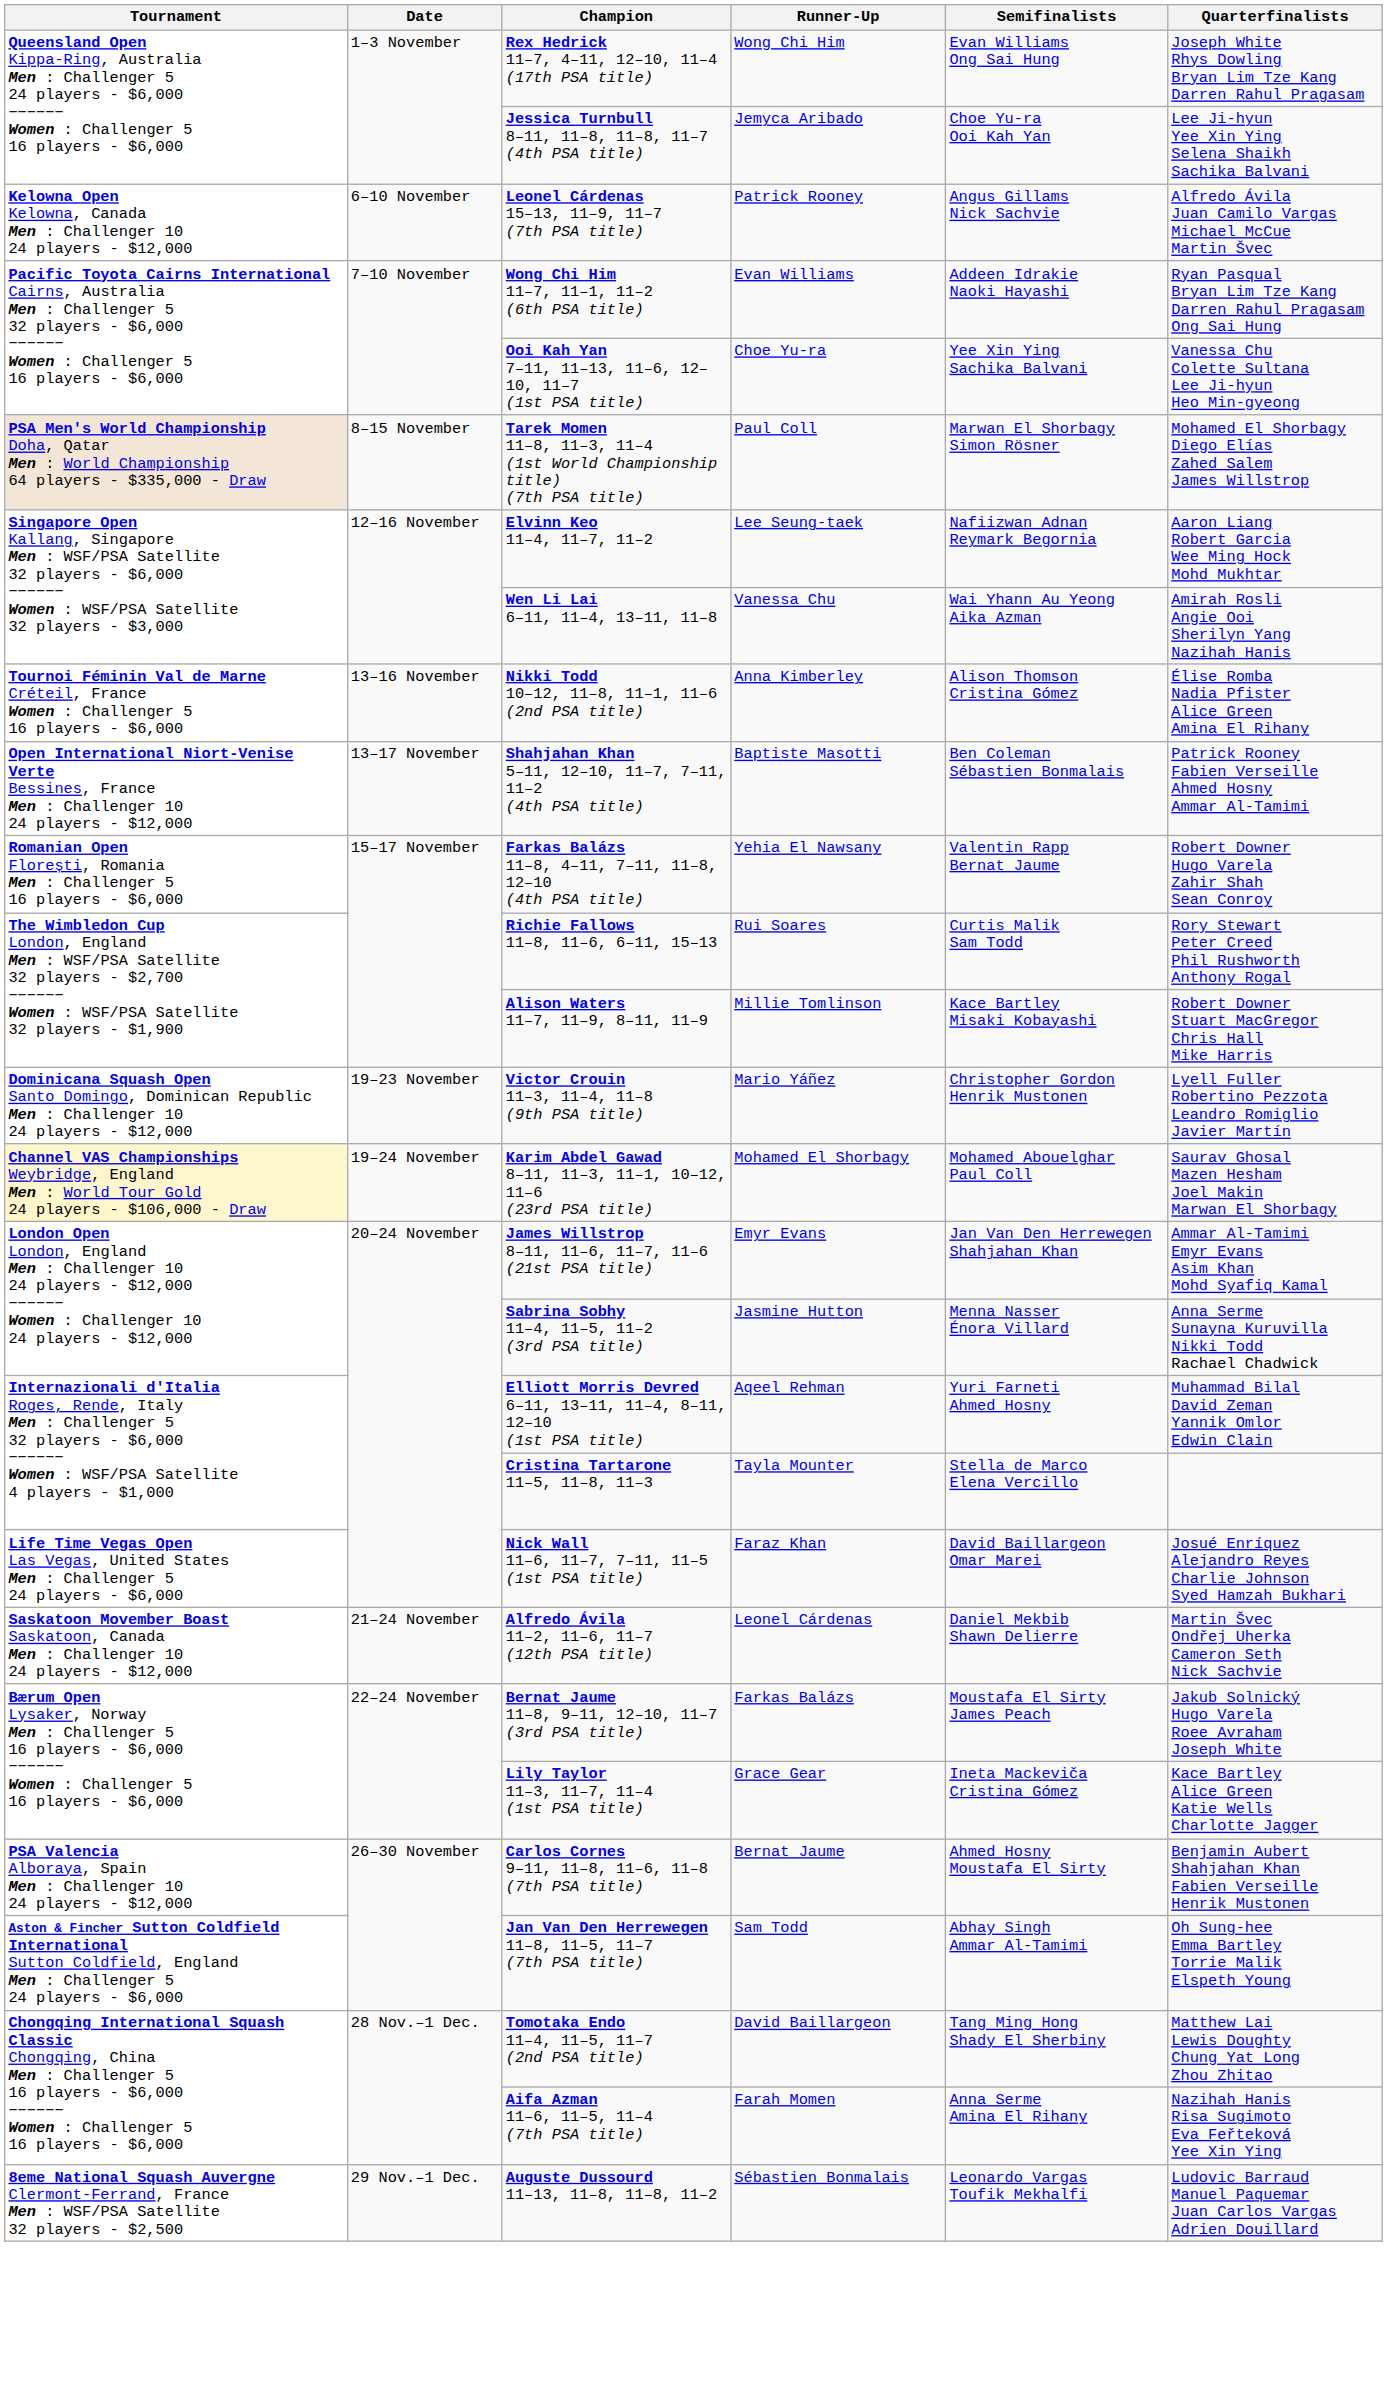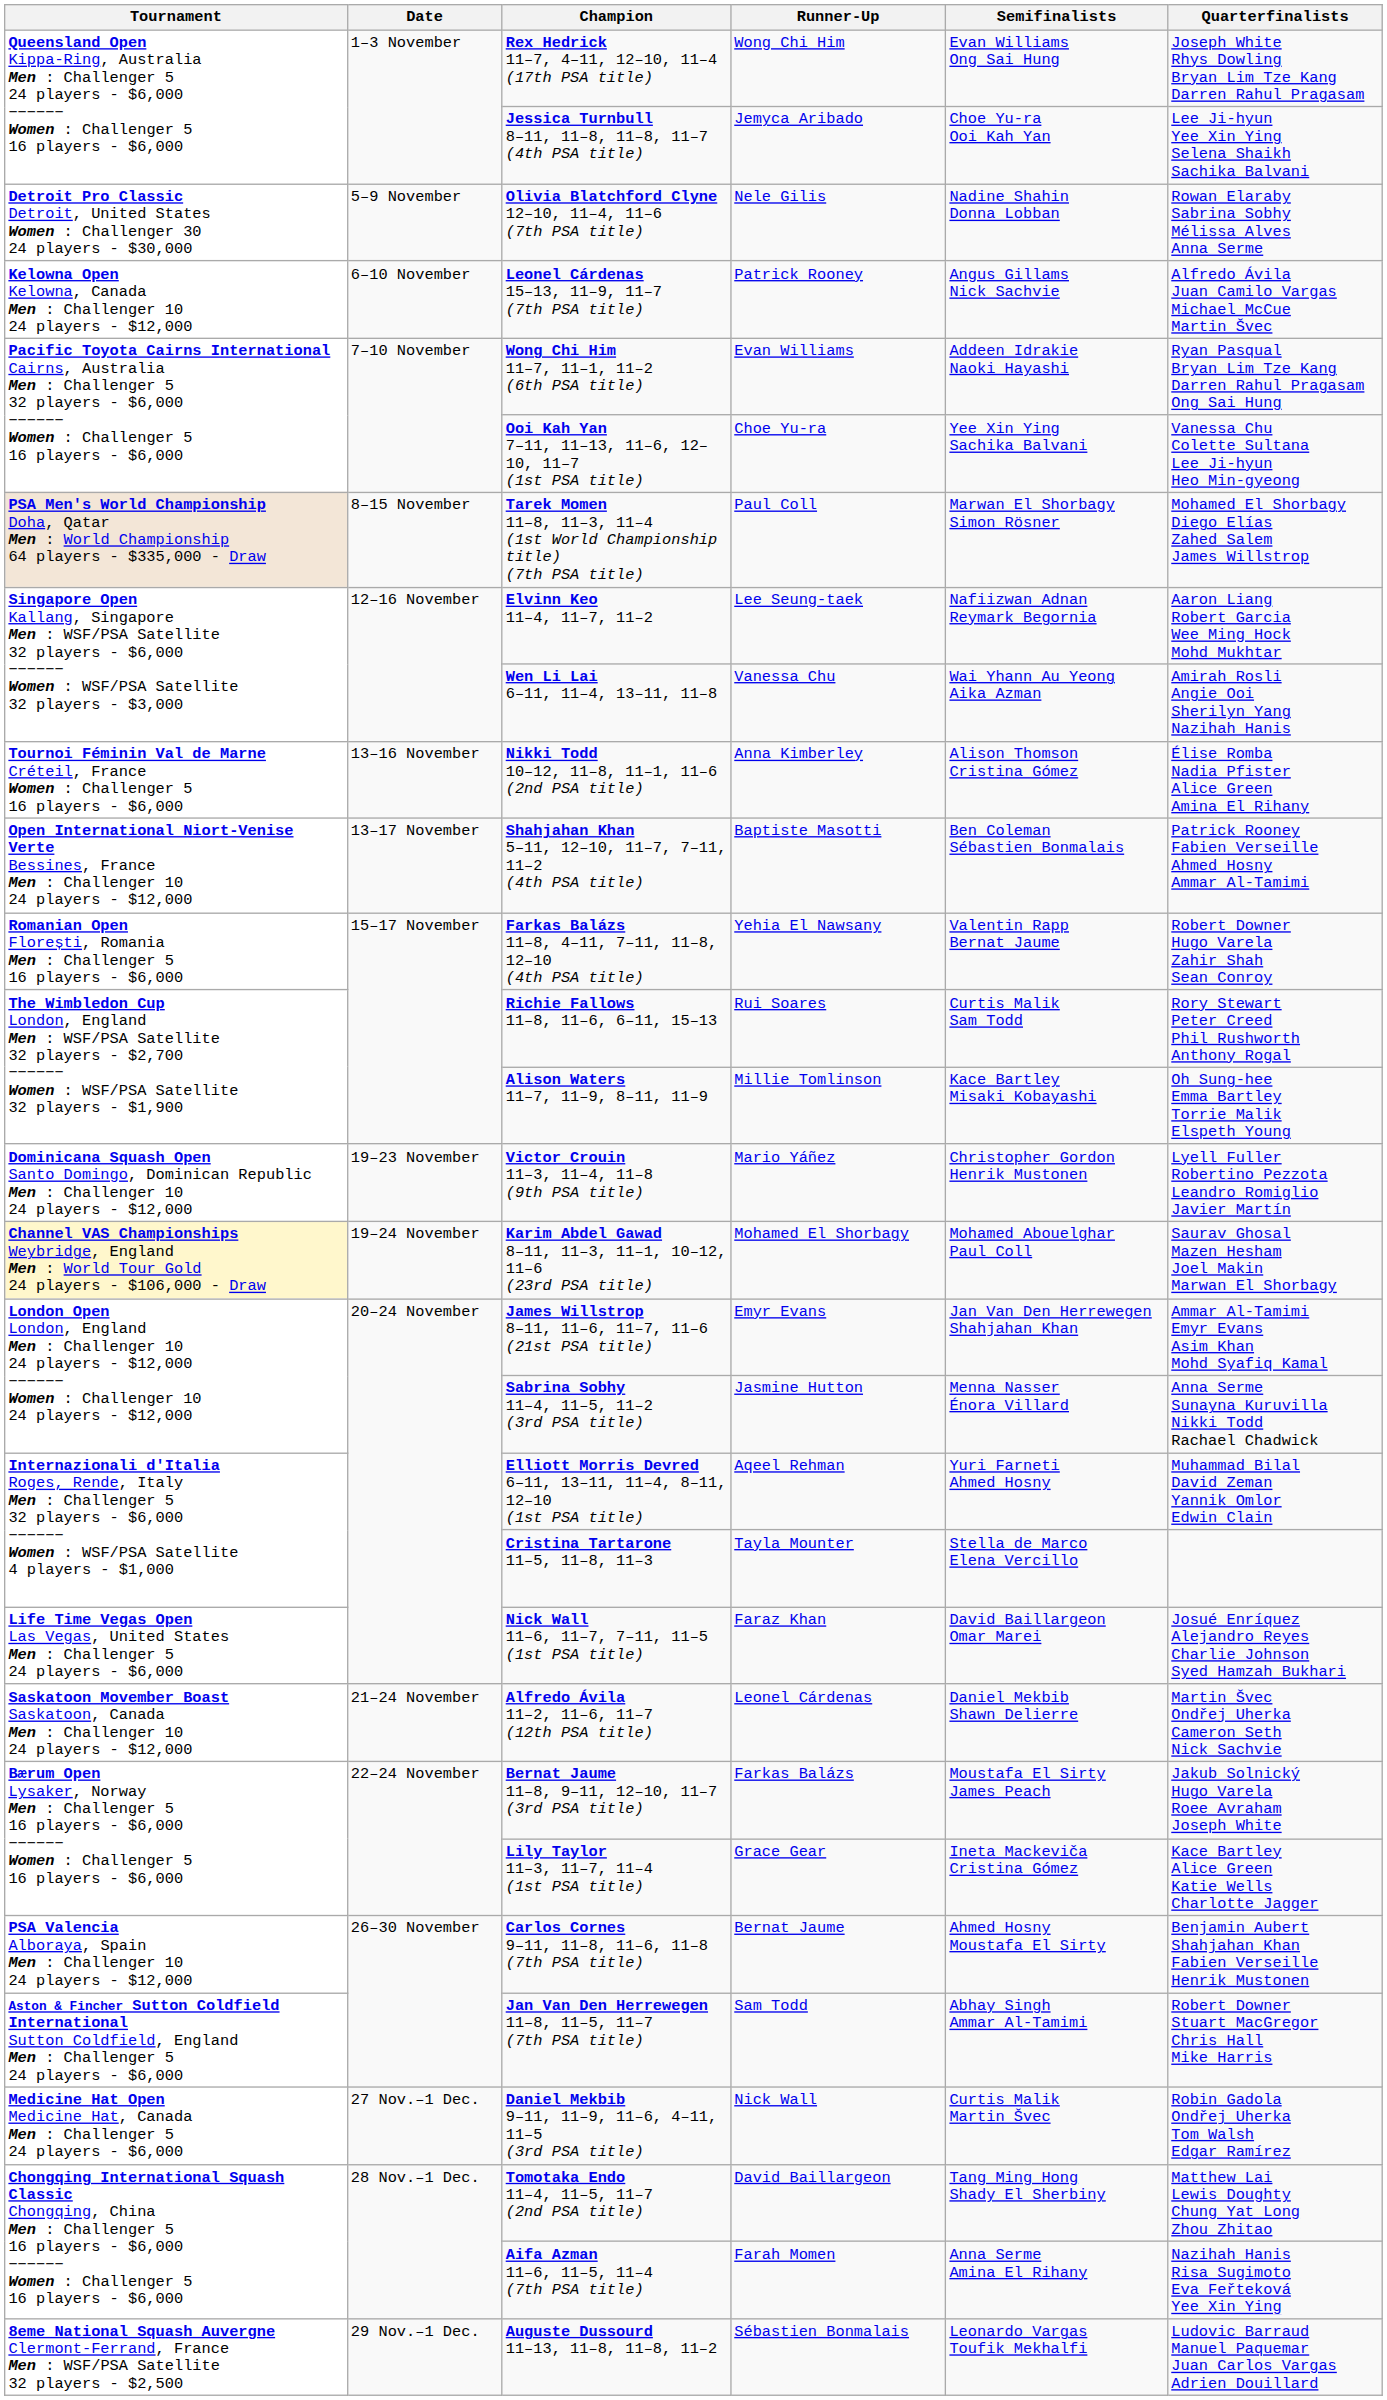+ row: (611, 214)
(1245, 1029) Robert Downer Stuart MacGregor Chris Hall Mike Harris -> (1231, 1106) Oh Sung-hee Emma Bartley Torrie Malik Elspeth Young
(1231, 1955) Oh Sung-hee Emma Bartley Torrie Malik Elspeth Young -> (1245, 2032) Robert Downer Stuart MacGregor Chris Hall Mike Harris
+ row: (611, 2126)
